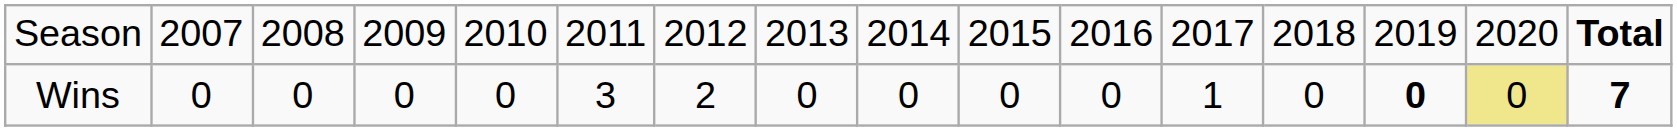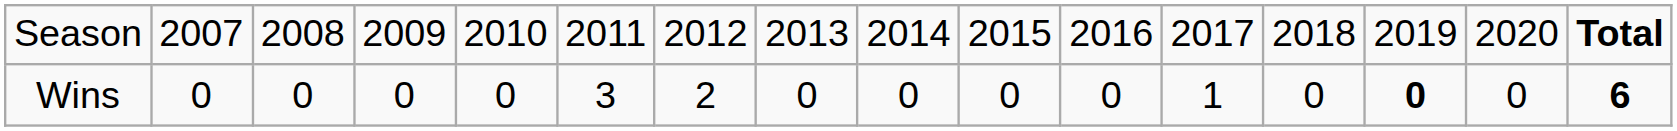(1517, 94) khaki background -> (1517, 94) no background
(1620, 94) 7 -> (1620, 94) 6
